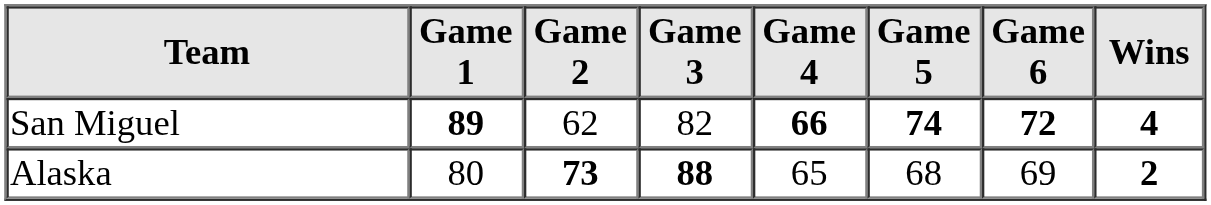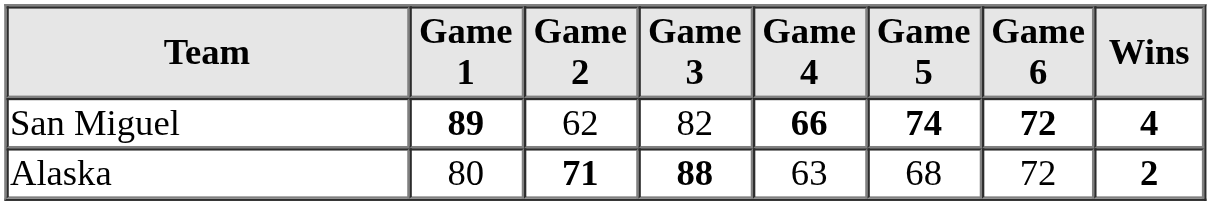(580, 172) 73 -> (580, 172) 71
(809, 172) 65 -> (809, 172) 63
(1038, 172) 69 -> (1038, 172) 72
